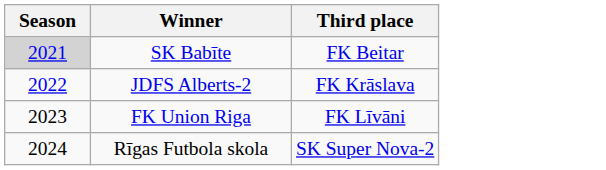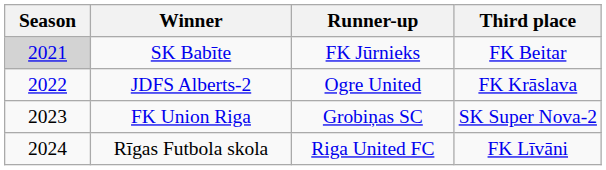+ column: (373, 20)
(365, 116) FK Līvāni -> (528, 116) SK Super Nova-2
(365, 149) SK Super Nova-2 -> (528, 149) FK Līvāni
